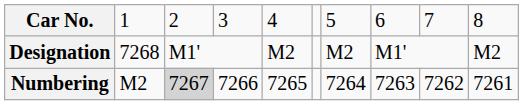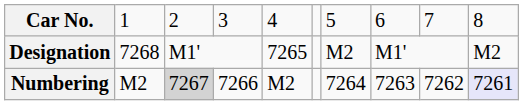(281, 52) M2 -> (287, 52) 7265
(287, 83) 7265 -> (281, 83) M2
(493, 83) no background -> (493, 83) lavender background
